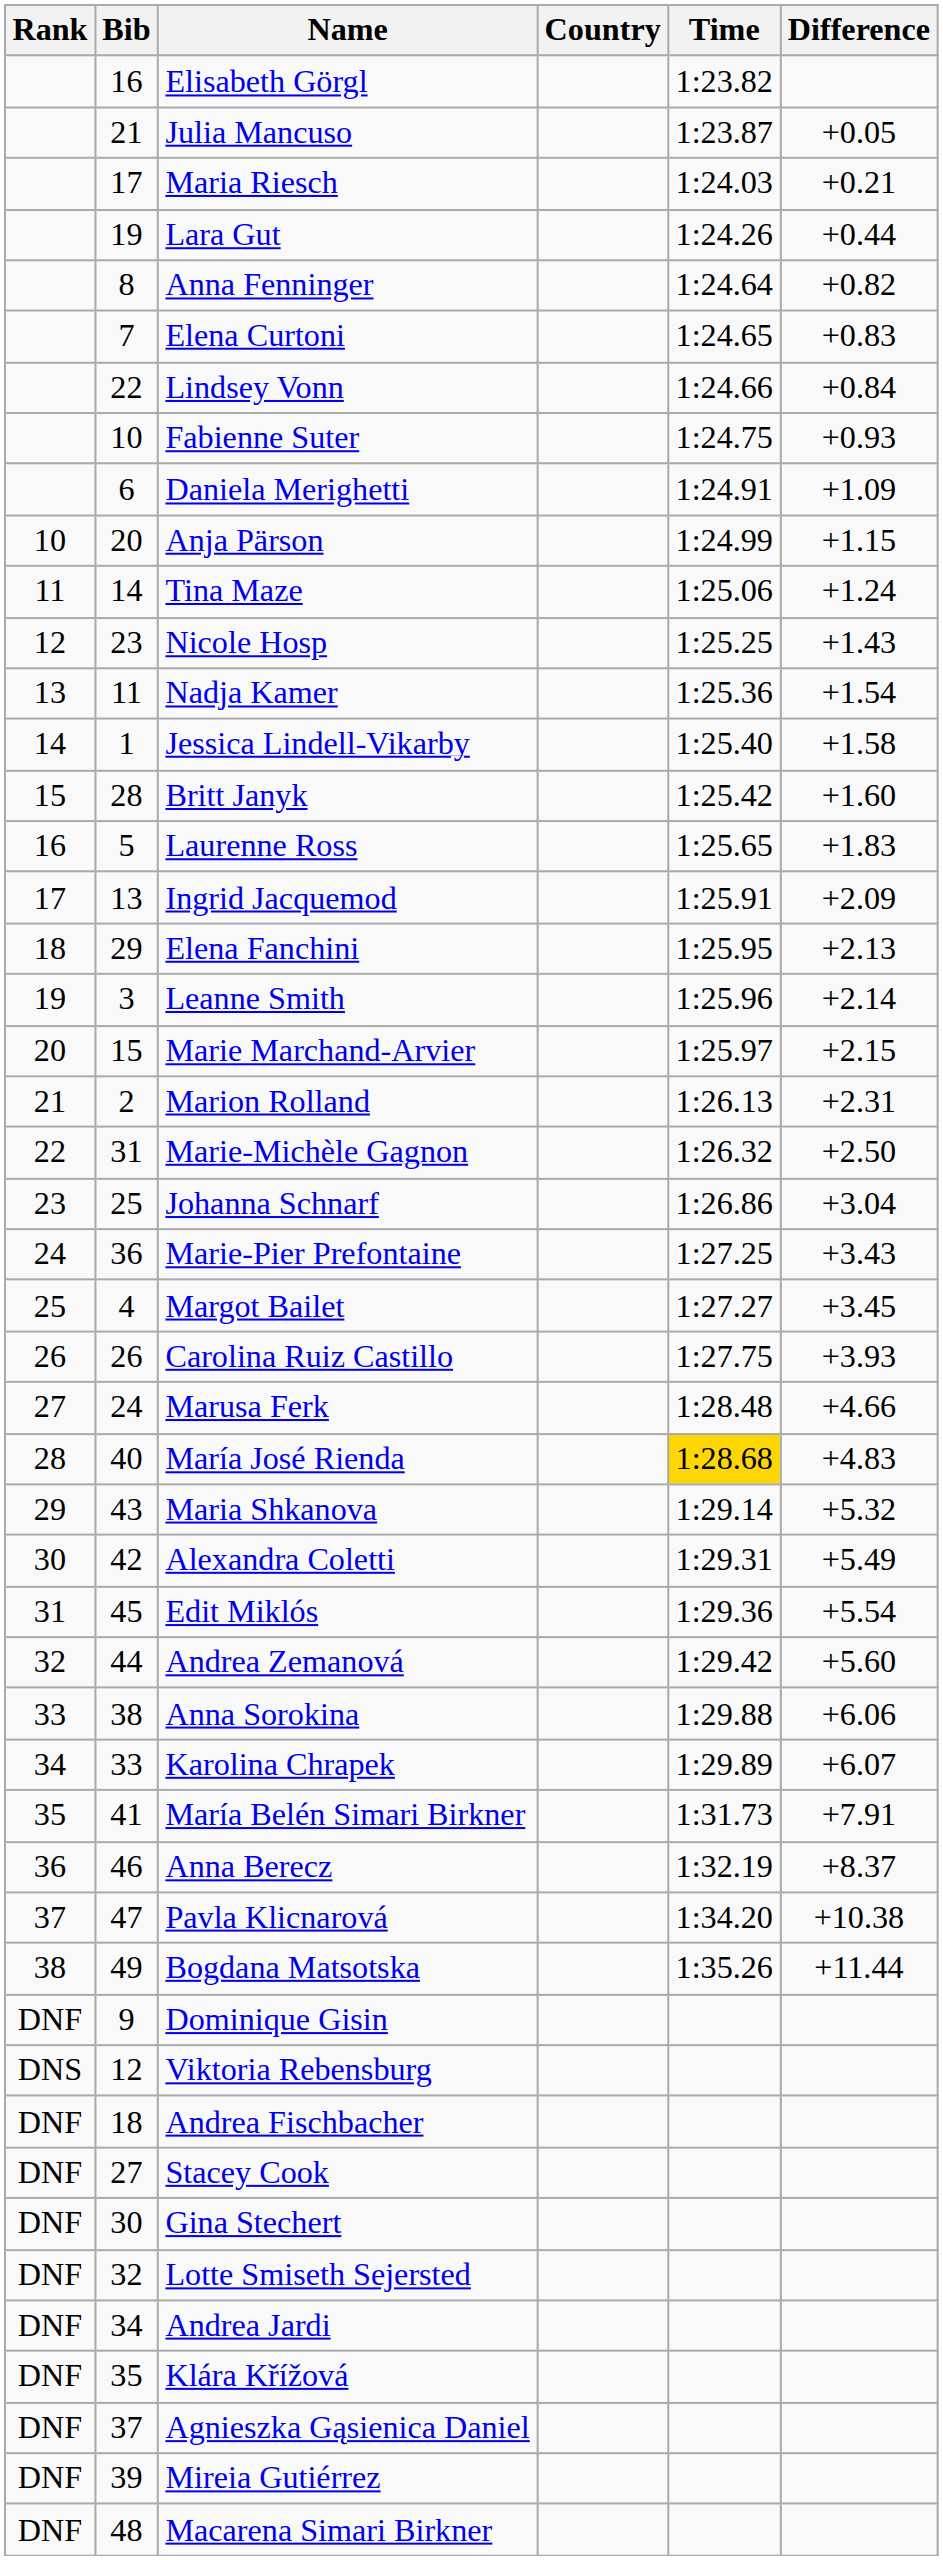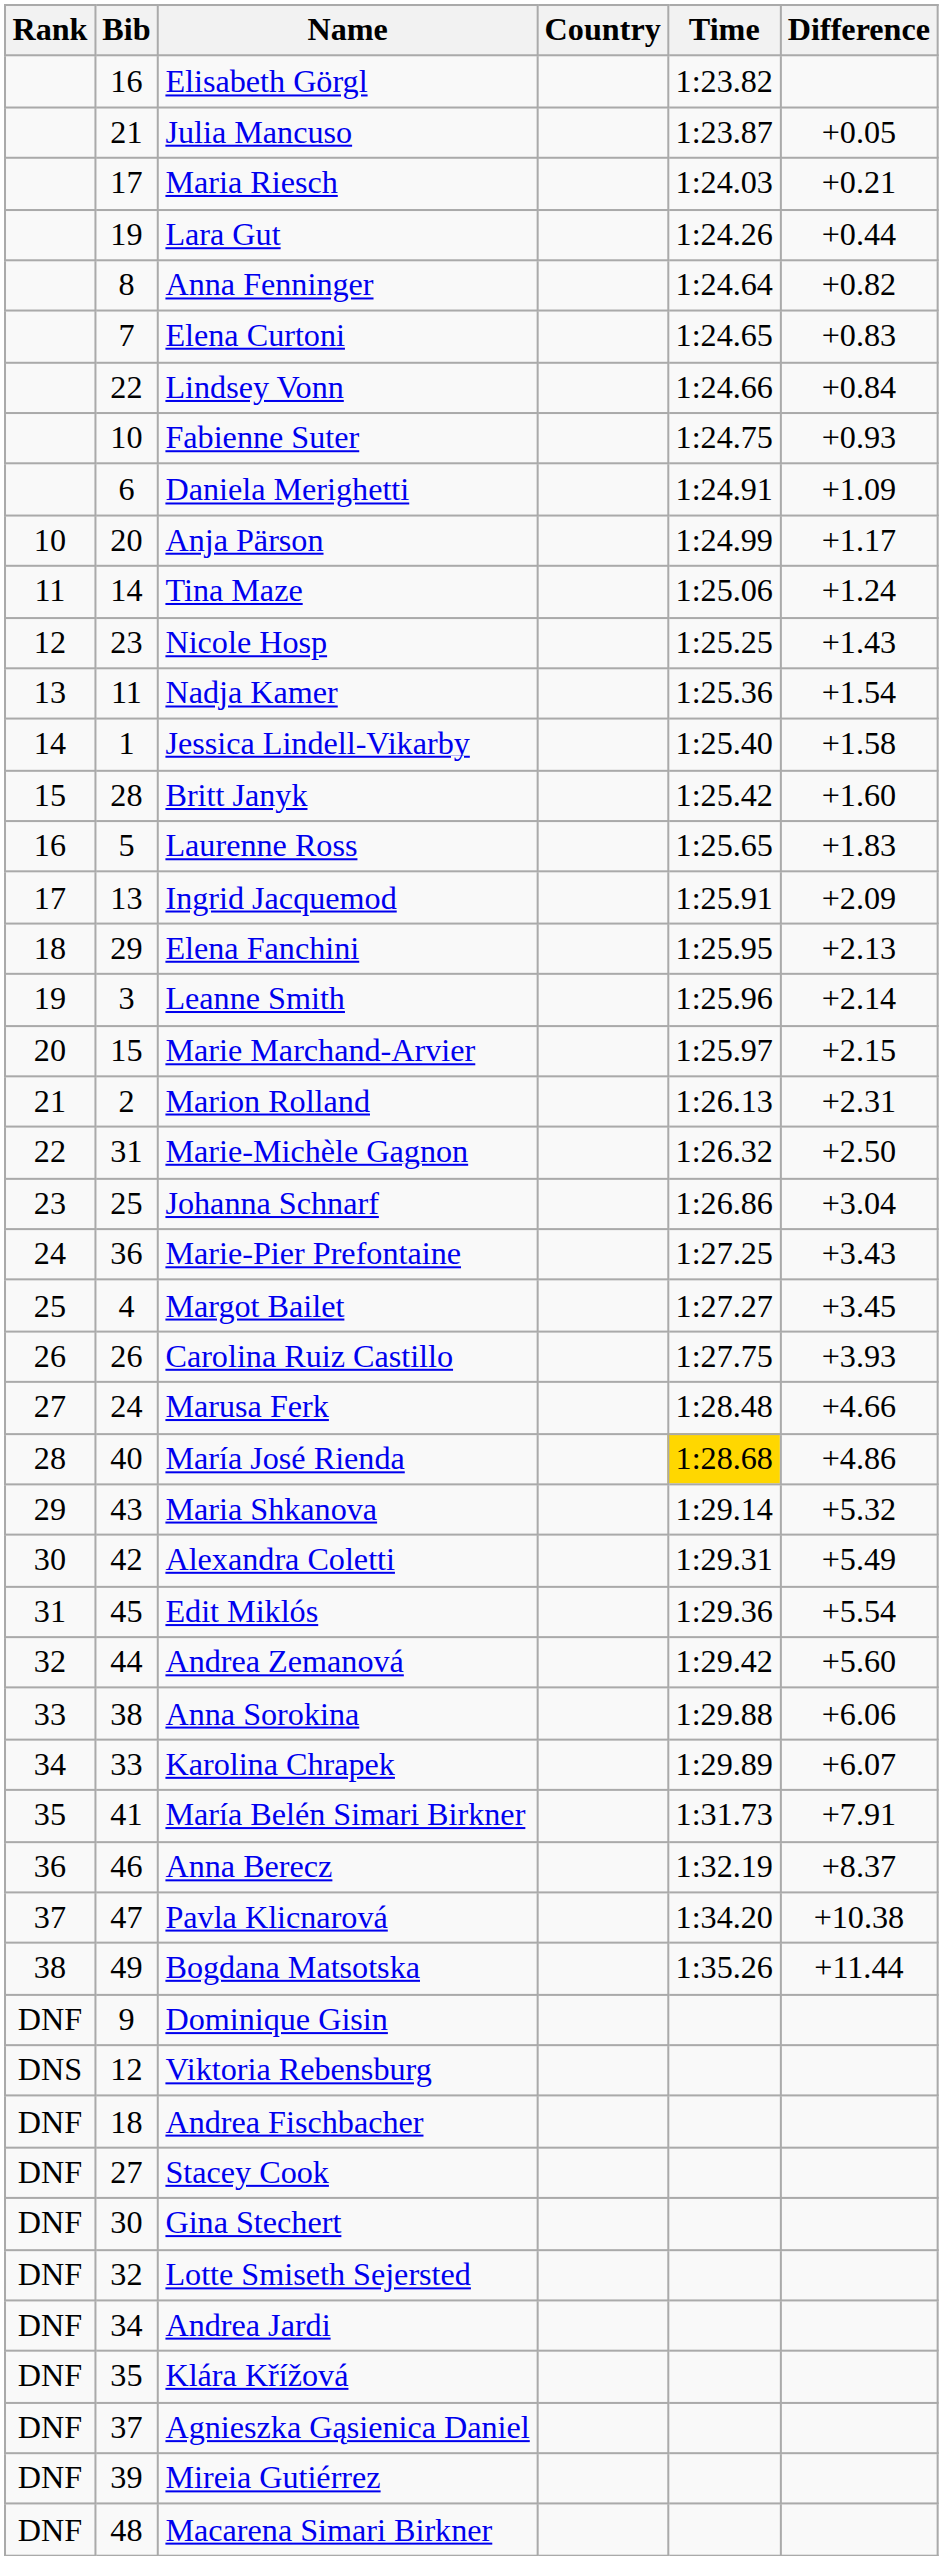(859, 540) +1.15 -> (859, 540) +1.17
(859, 1458) +4.83 -> (859, 1458) +4.86
